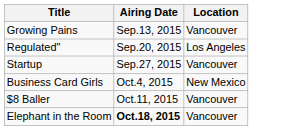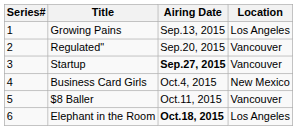+ column: (26, 13)
(212, 30) Vancouver -> (260, 30) Los Angeles
(216, 47) Los Angeles -> (256, 47) Vancouver
(149, 64) normal -> (193, 64) bold
(212, 116) Vancouver -> (260, 116) Los Angeles
